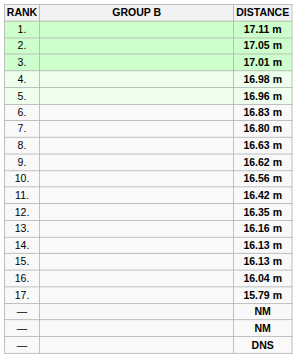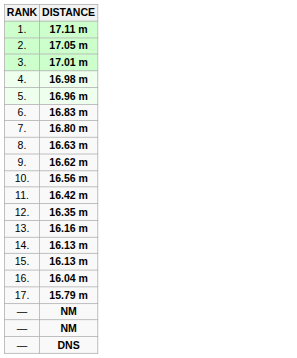- column: (137, 13)
